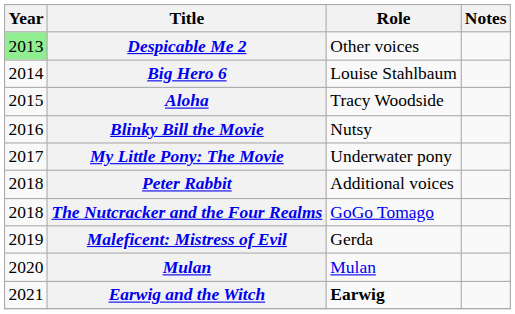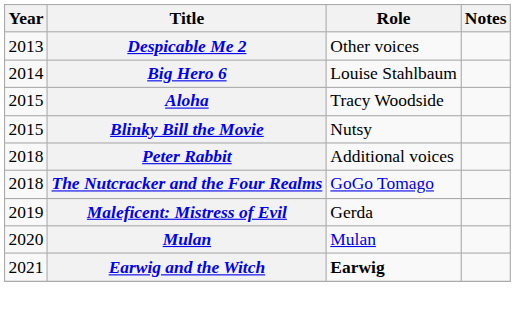(26, 45) lightgreen background -> (26, 45) no background
(26, 128) 2016 -> (26, 128) 2015
- row: (187, 156)
